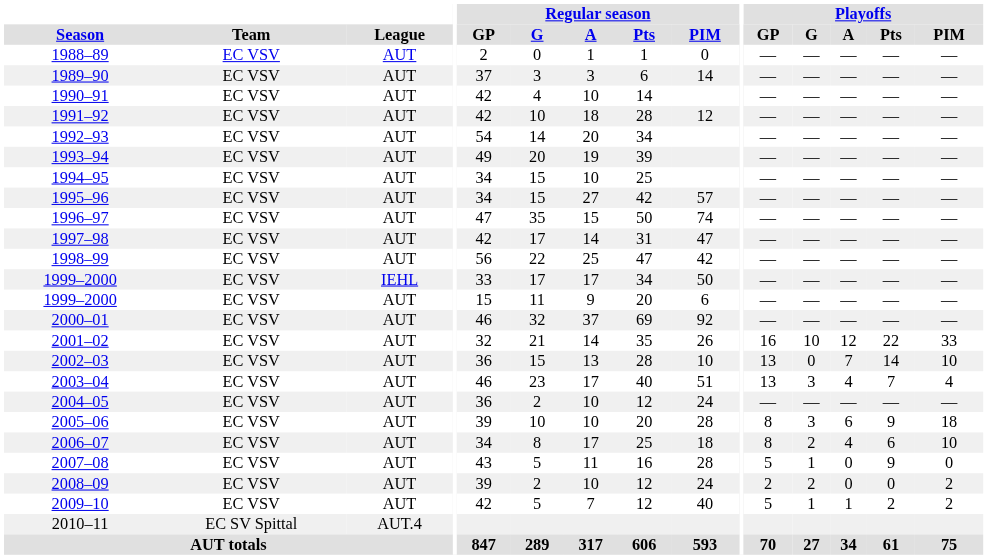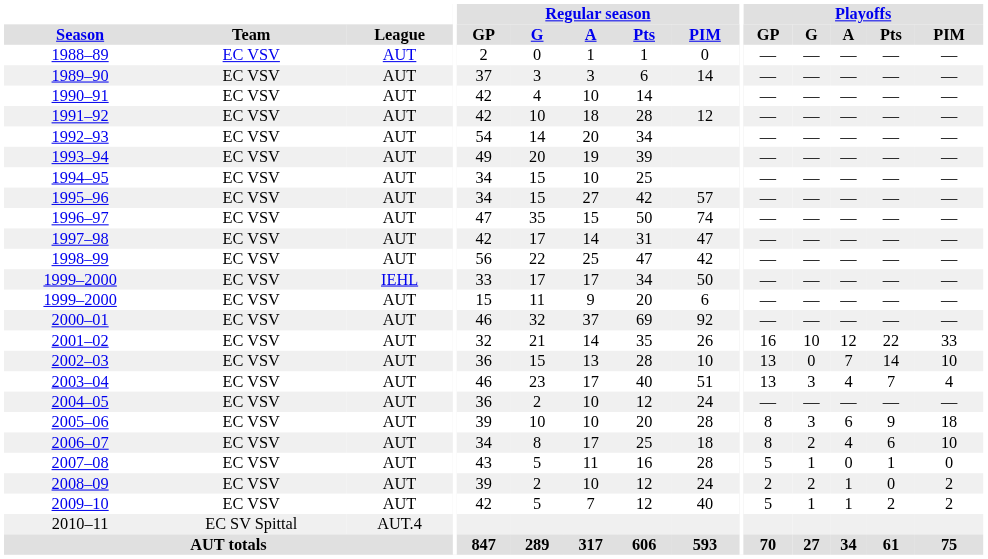(891, 462) 9 -> (891, 462) 1
(848, 483) 0 -> (848, 483) 1
